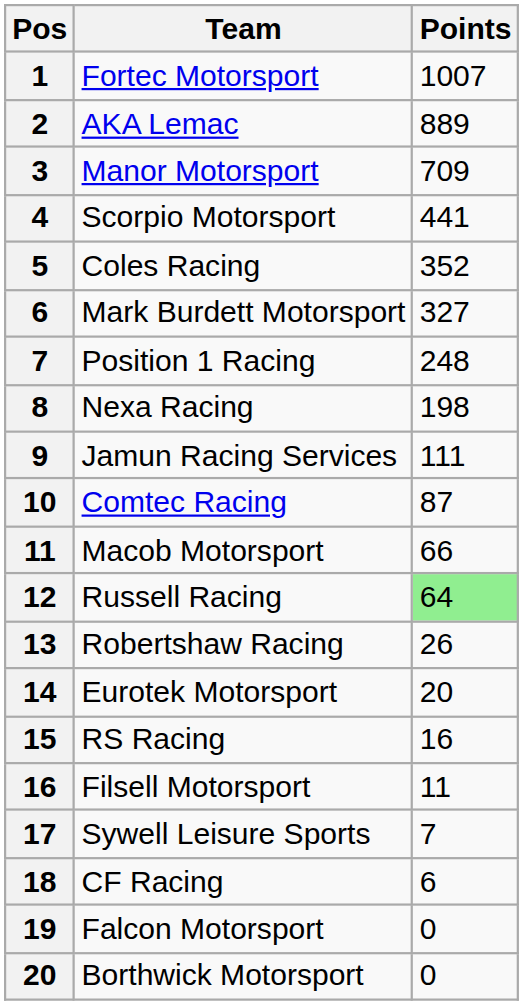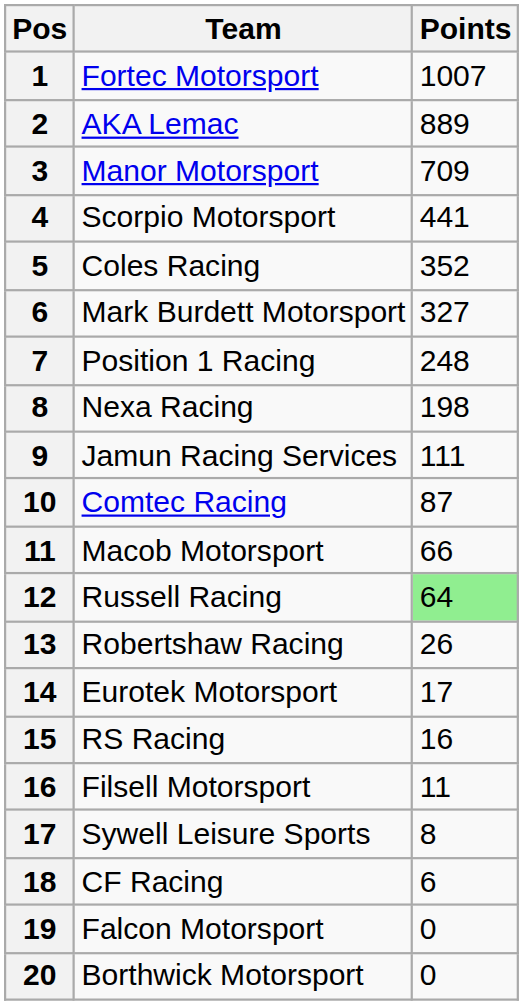(436, 692) 20 -> (436, 692) 17
(428, 834) 7 -> (428, 834) 8
